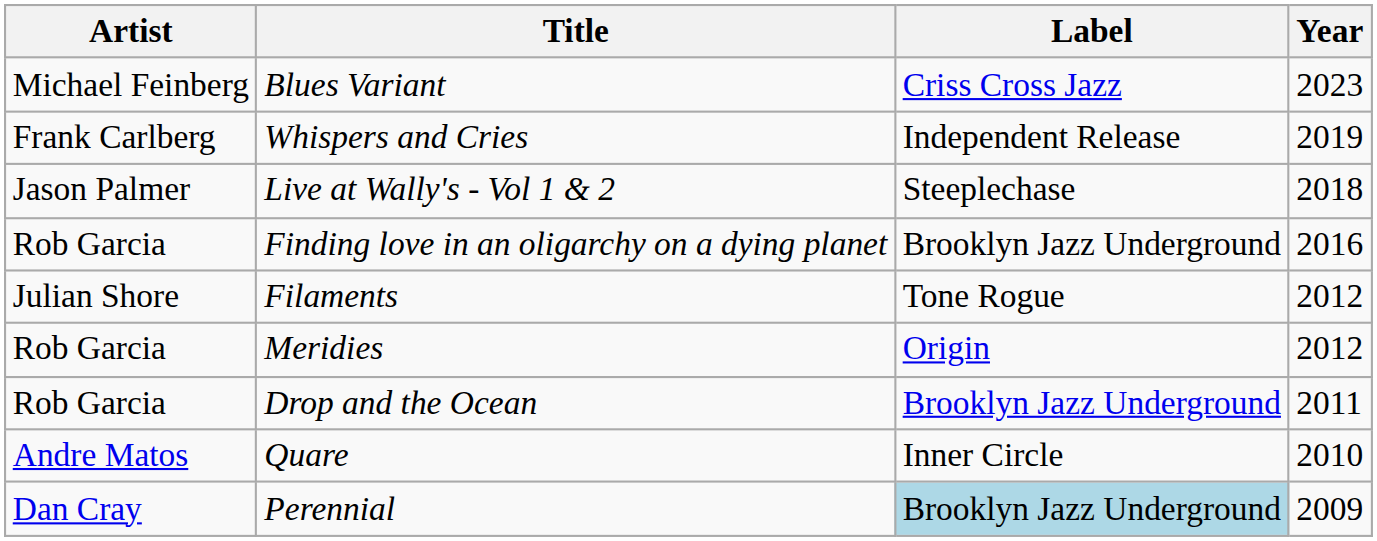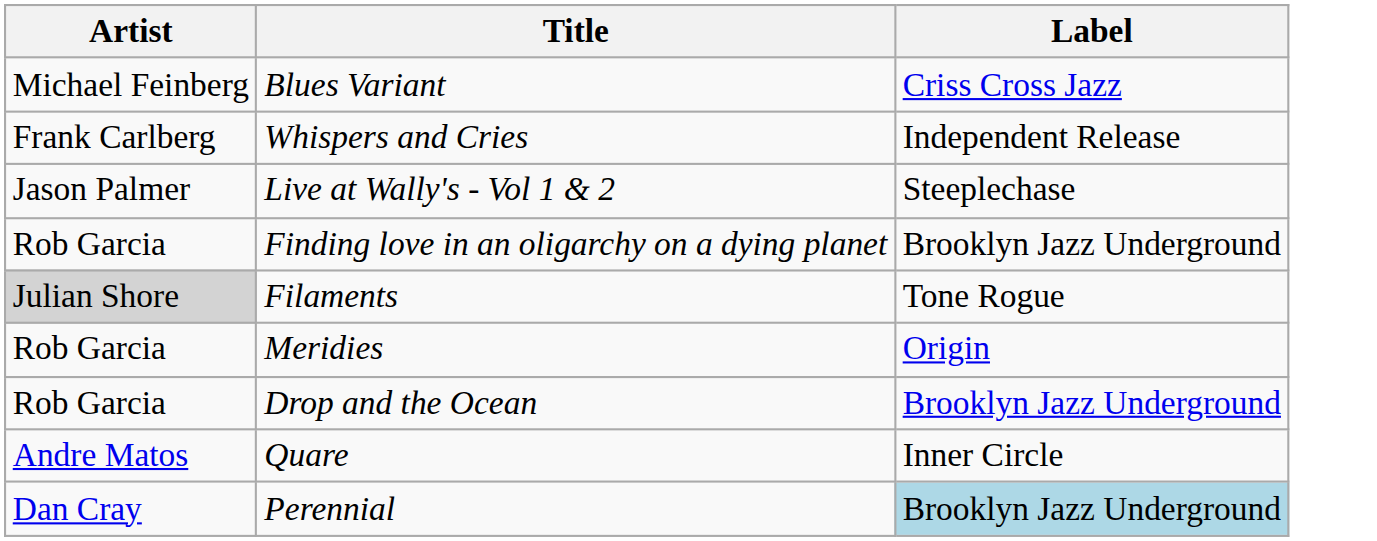- column: (1330, 31)
(96, 296) no background -> (96, 296) lightgrey background
